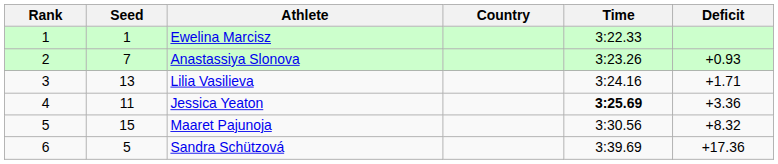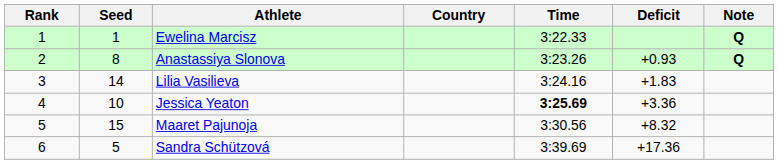+ column: (739, 15)
(127, 59) 7 -> (116, 59) 8
(127, 81) 13 -> (116, 81) 14
(723, 81) +1.71 -> (659, 81) +1.83
(127, 103) 11 -> (116, 103) 10
